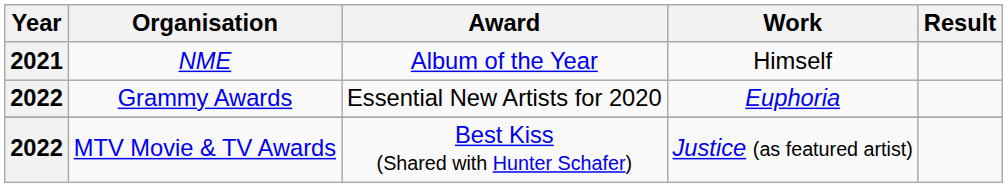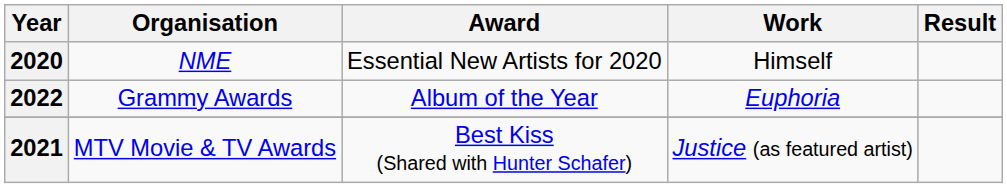(37, 60) 2021 -> (37, 60) 2020
(504, 60) Album of the Year -> (504, 60) Essential New Artists for 2020
(504, 98) Essential New Artists for 2020 -> (504, 98) Album of the Year
(37, 149) 2022 -> (37, 149) 2021
